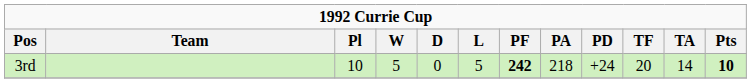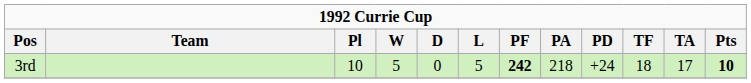(644, 65) 20 -> (644, 65) 18
(685, 65) 14 -> (685, 65) 17
